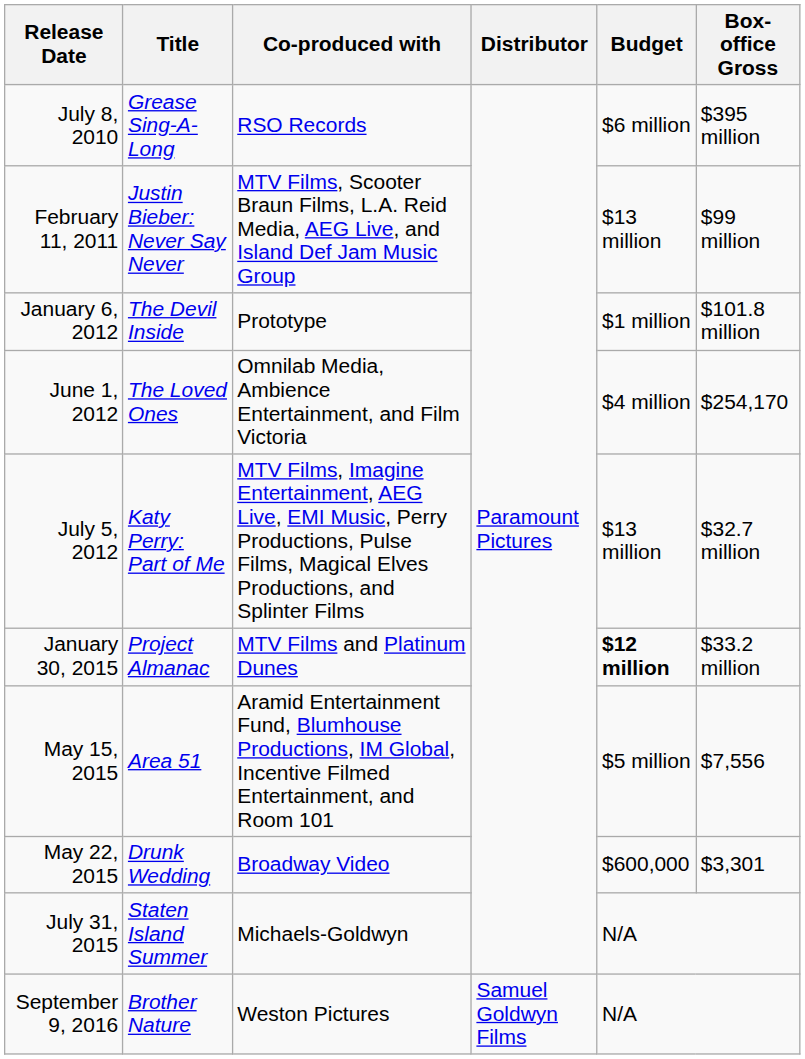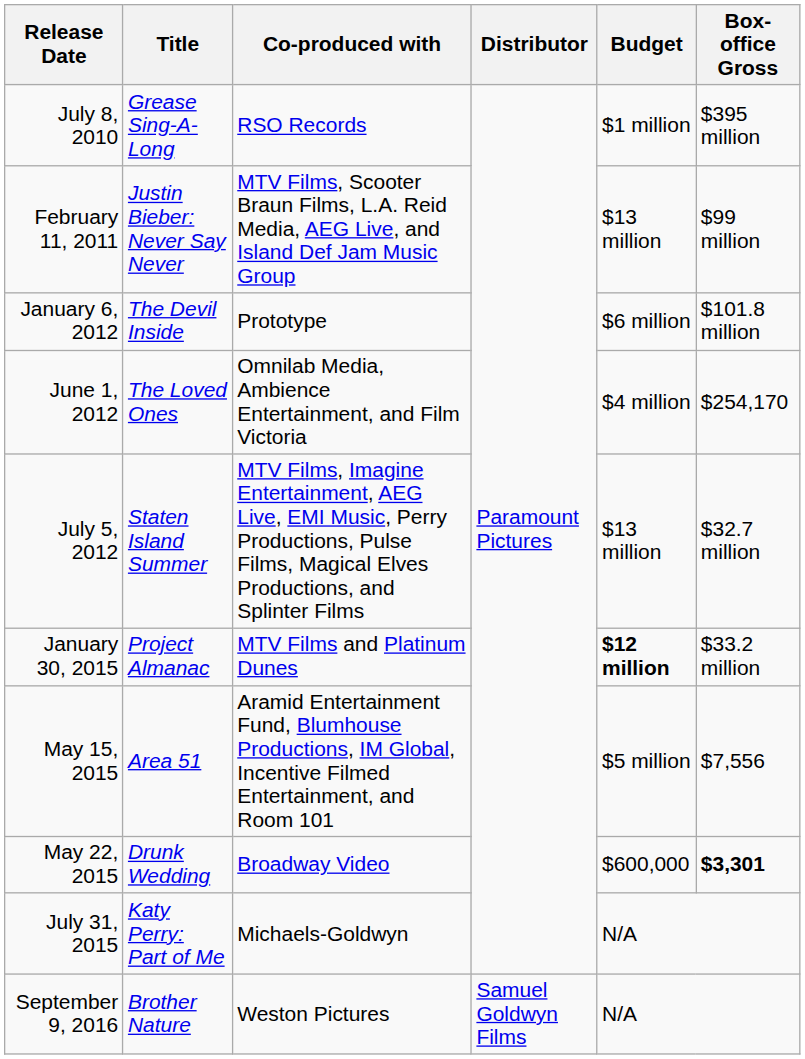(646, 125) $6 million -> (646, 125) $1 million
(646, 321) $1 million -> (646, 321) $6 million
(176, 541) Katy Perry: Part of Me -> (168, 541) Staten Island Summer
(733, 864) normal -> (733, 864) bold
(168, 933) Staten Island Summer -> (176, 933) Katy Perry: Part of Me
